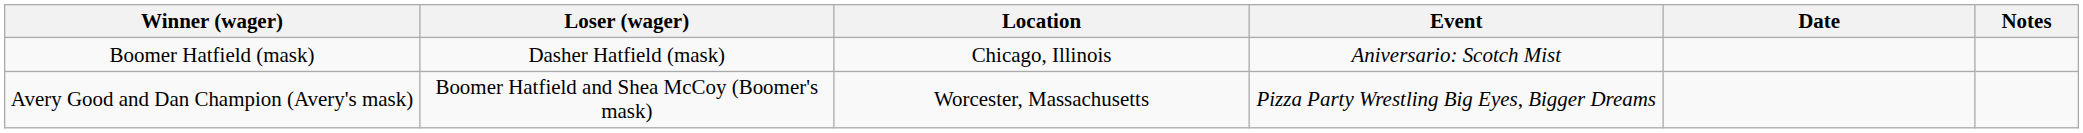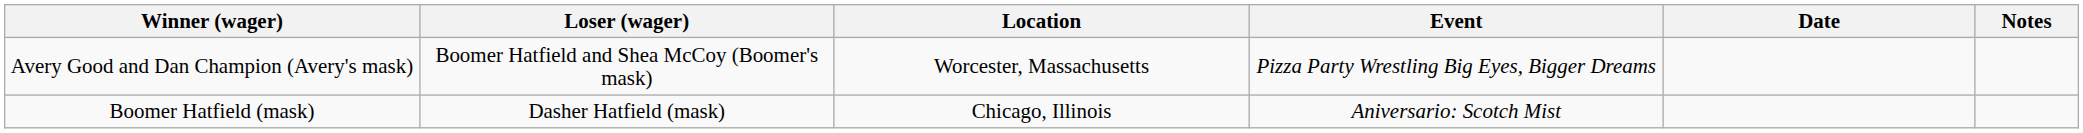rows swapped: (212, 54) <-> (212, 99)
